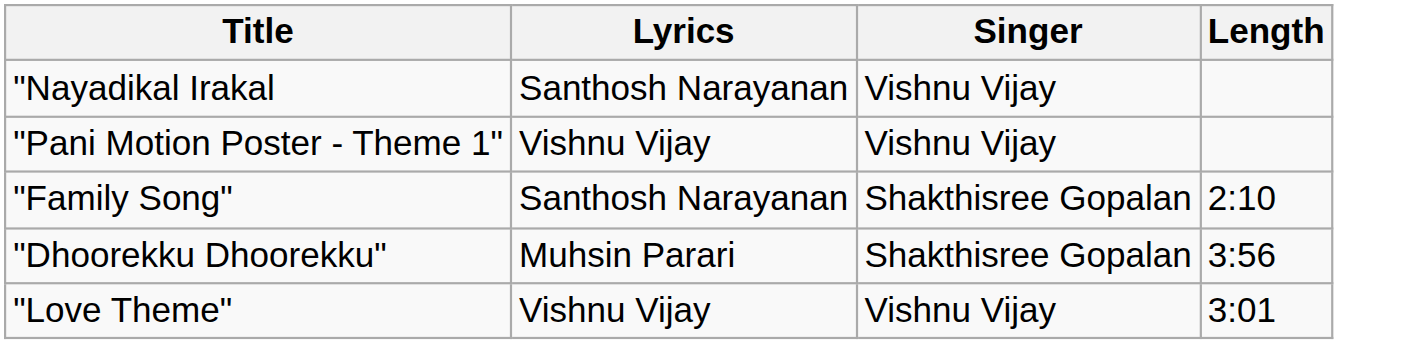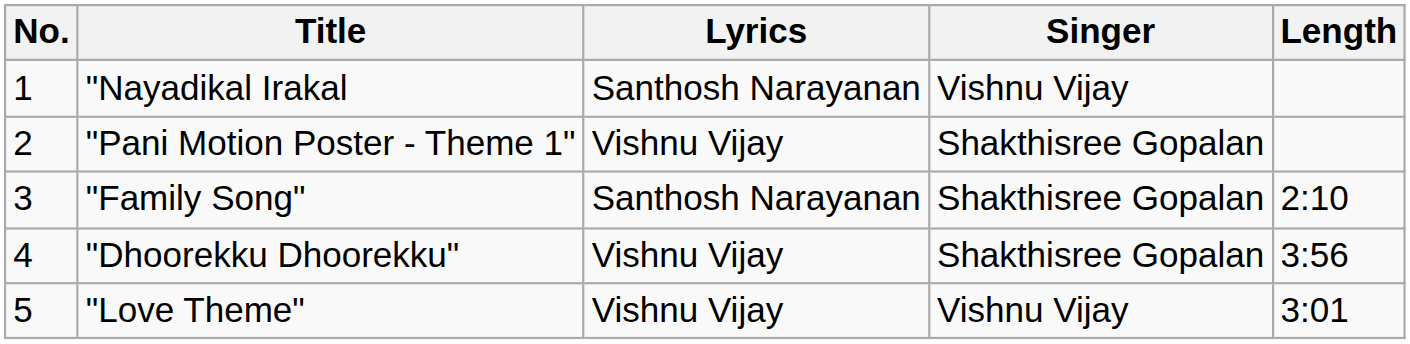+ column: (41, 32)
(960, 143) Vishnu Vijay -> (1101, 143) Shakthisree Gopalan
(627, 254) Muhsin Parari -> (687, 254) Vishnu Vijay
